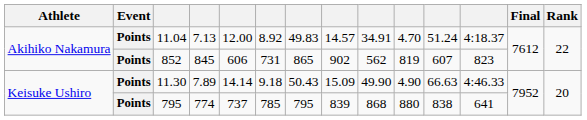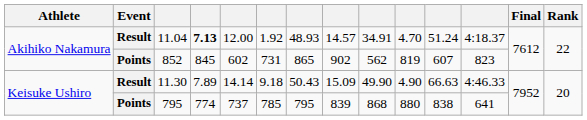(134, 38) Points -> (134, 38) Result
(204, 38) normal -> (205, 38) bold
(270, 38) 8.92 -> (271, 38) 1.92
(303, 38) 49.83 -> (304, 38) 48.93
(237, 60) 606 -> (238, 60) 602
(134, 82) Points -> (134, 82) Result
